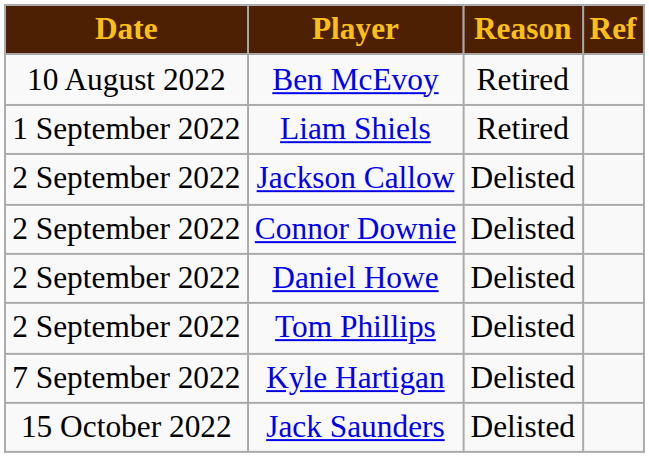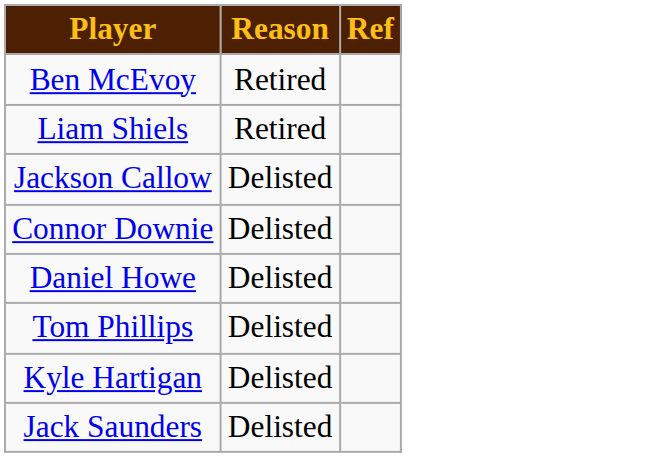- column: (126, 29)
